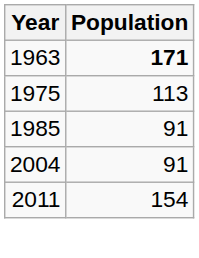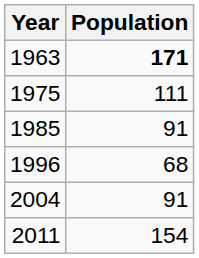(170, 93) 113 -> (171, 93) 111
+ row: (35, 164)
